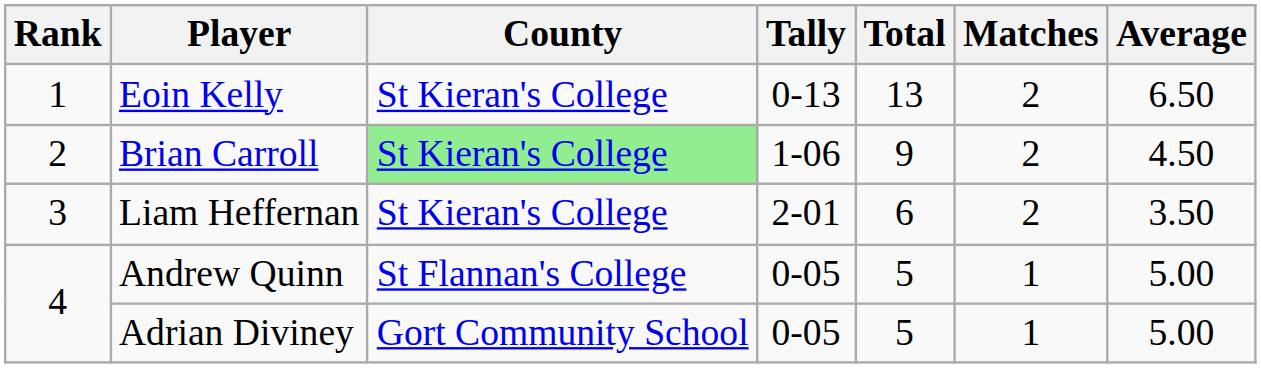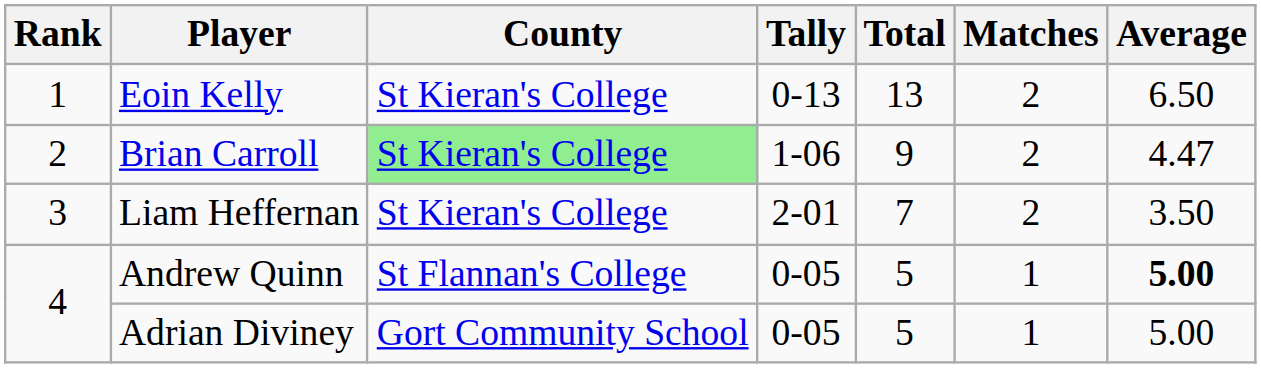(1181, 153) 4.50 -> (1181, 153) 4.47
(904, 213) 6 -> (904, 213) 7
(1181, 272) normal -> (1181, 272) bold
